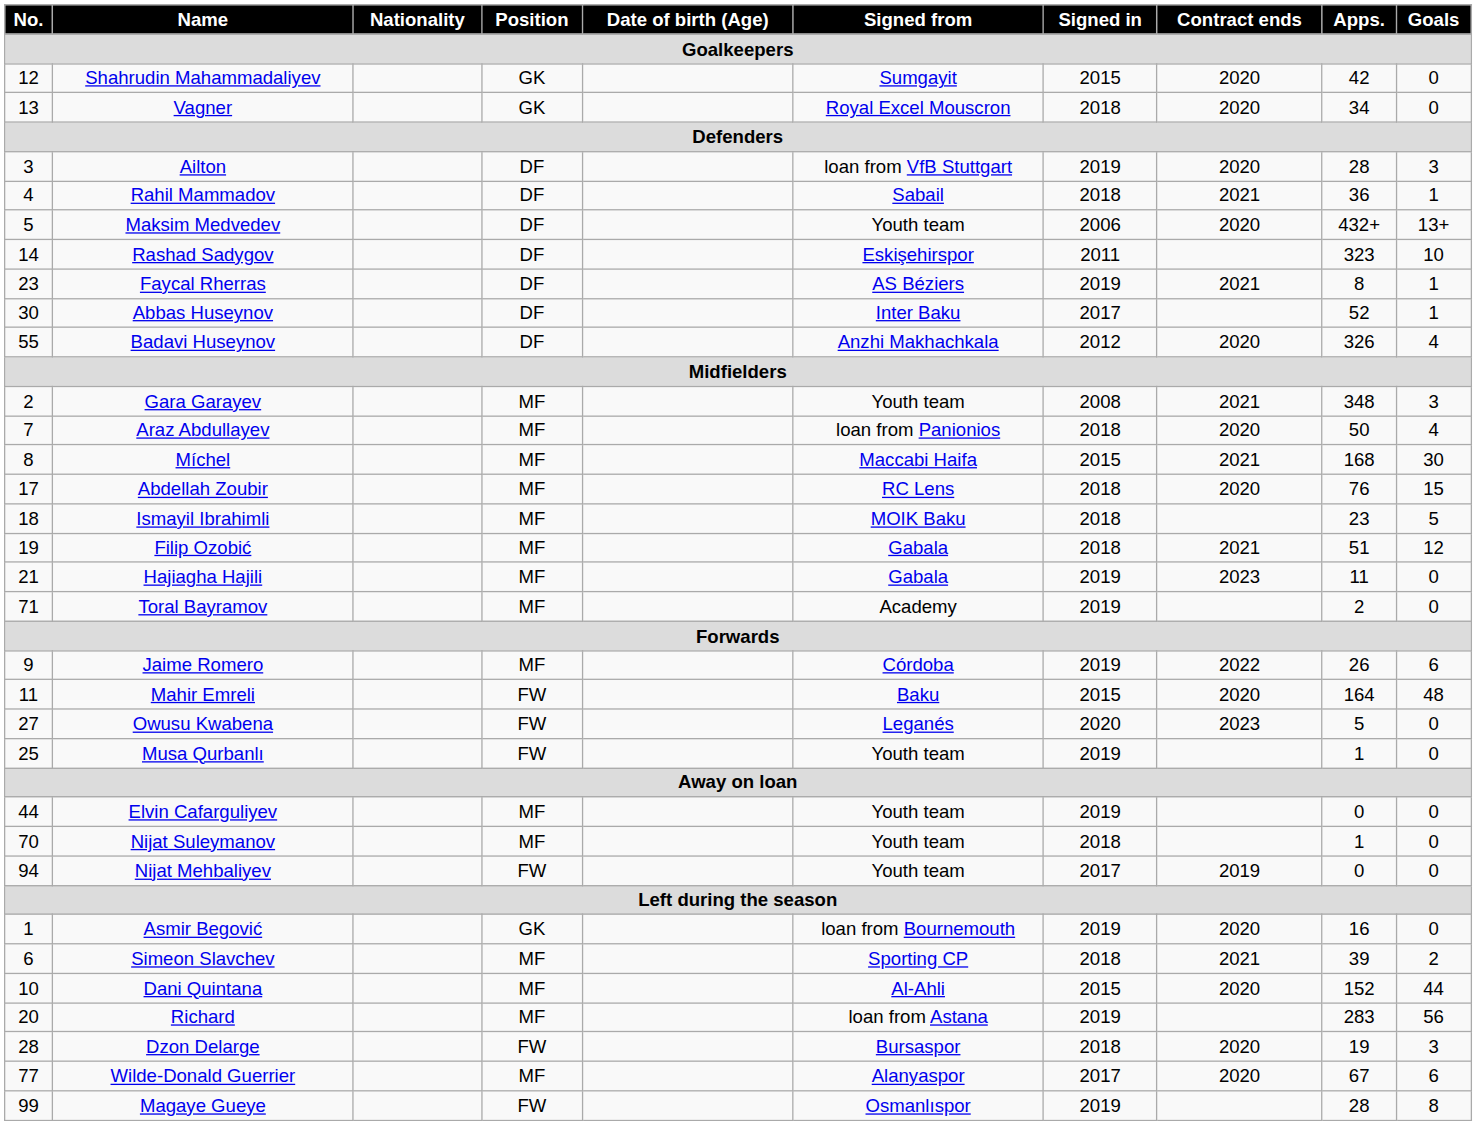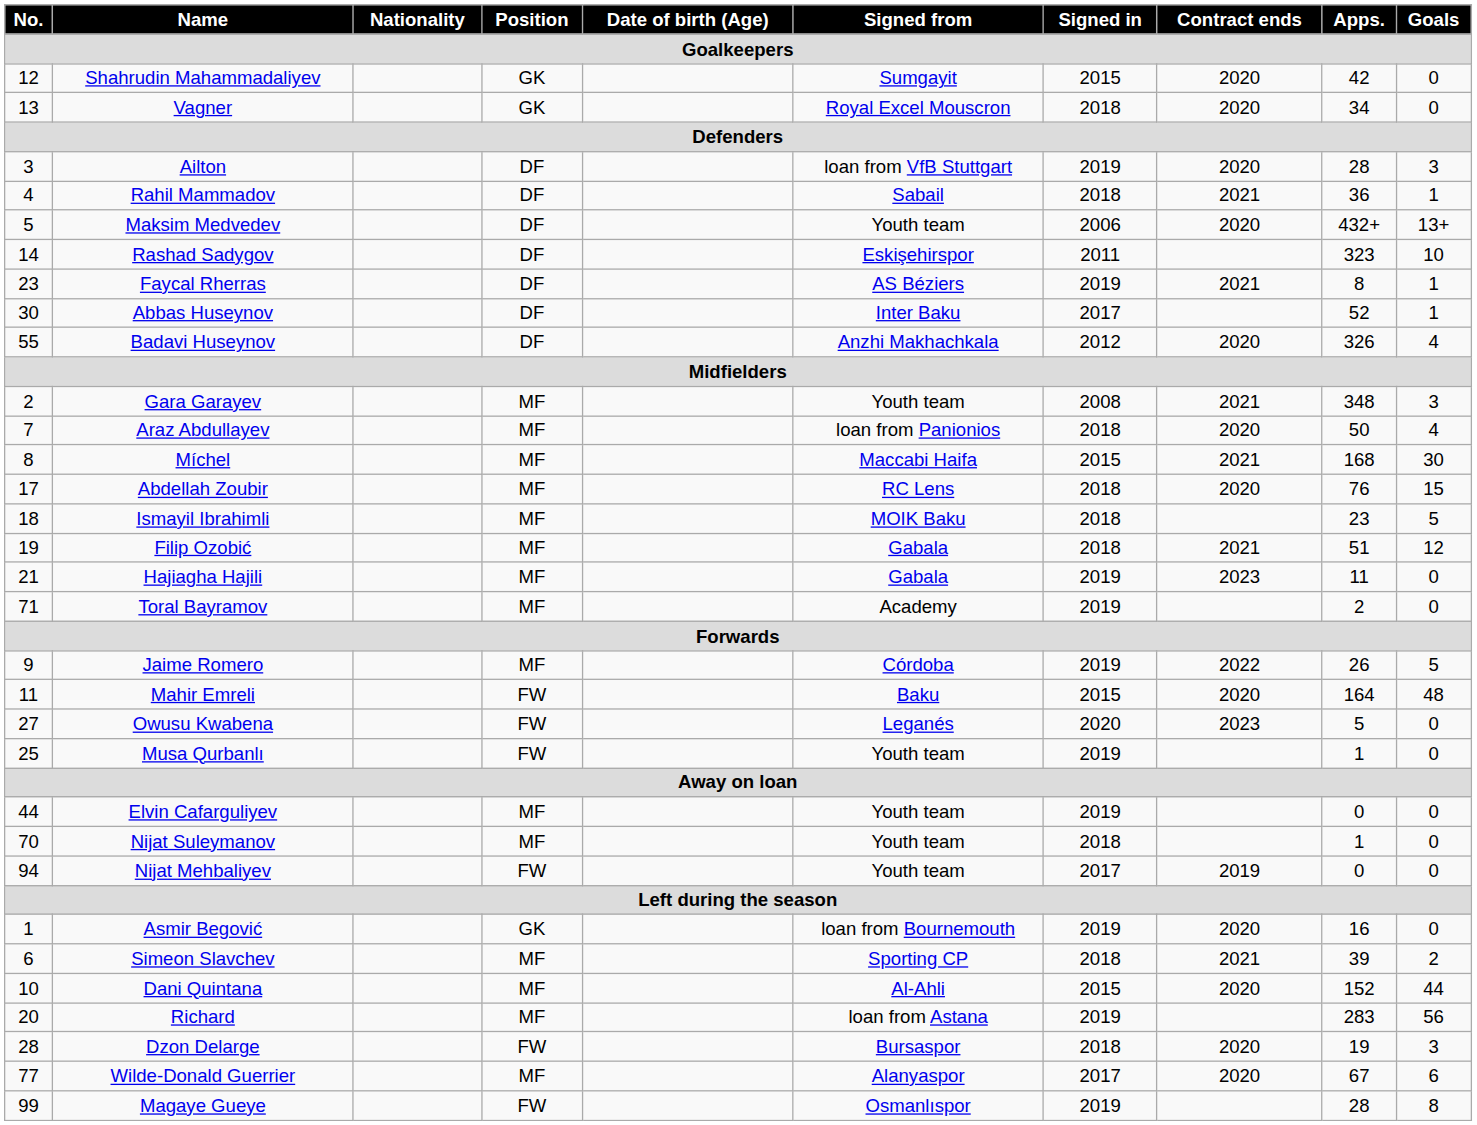(1434, 665) 6 -> (1434, 665) 5
